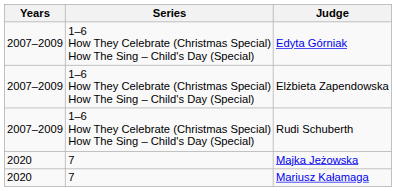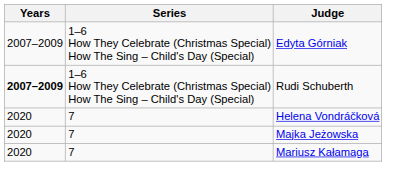- row: (332, 86)
(35, 129) normal -> (35, 86) bold
+ row: (328, 117)
